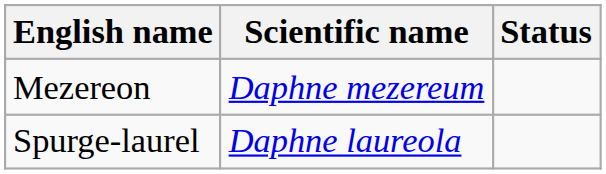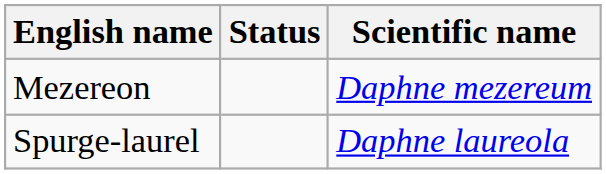columns swapped: (356, 31) <-> (546, 31)
